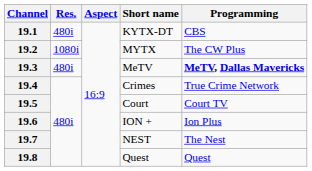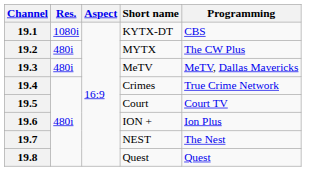(63, 31) 480i -> (66, 31) 1080i
(66, 49) 1080i -> (63, 49) 480i
(244, 67) bold -> (241, 67) normal
